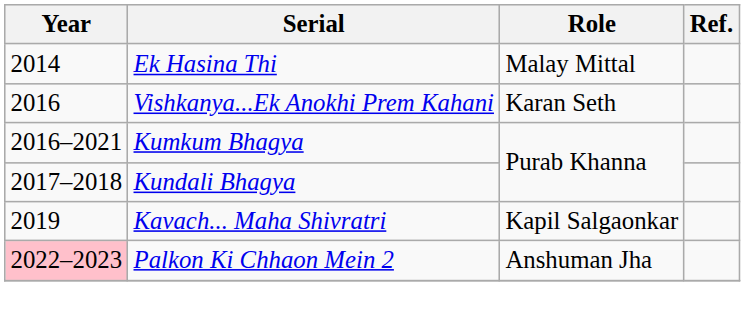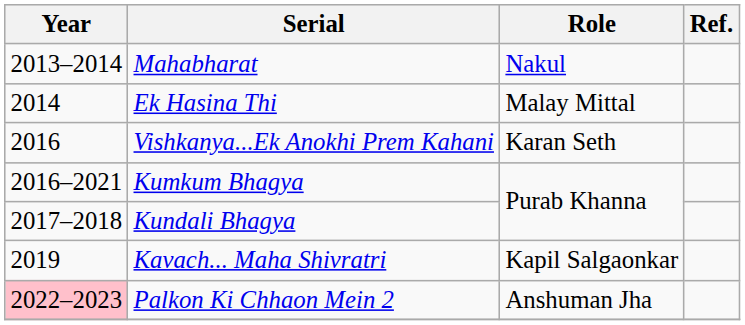+ row: (196, 63)
